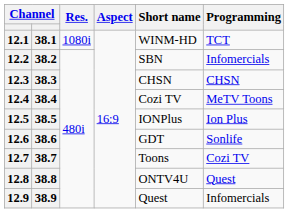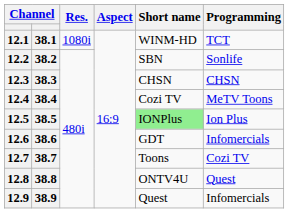(238, 59) Infomercials -> (224, 59) Sonlife
(160, 119) no background -> (160, 119) lightgreen background
(224, 138) Sonlife -> (238, 138) Infomercials
